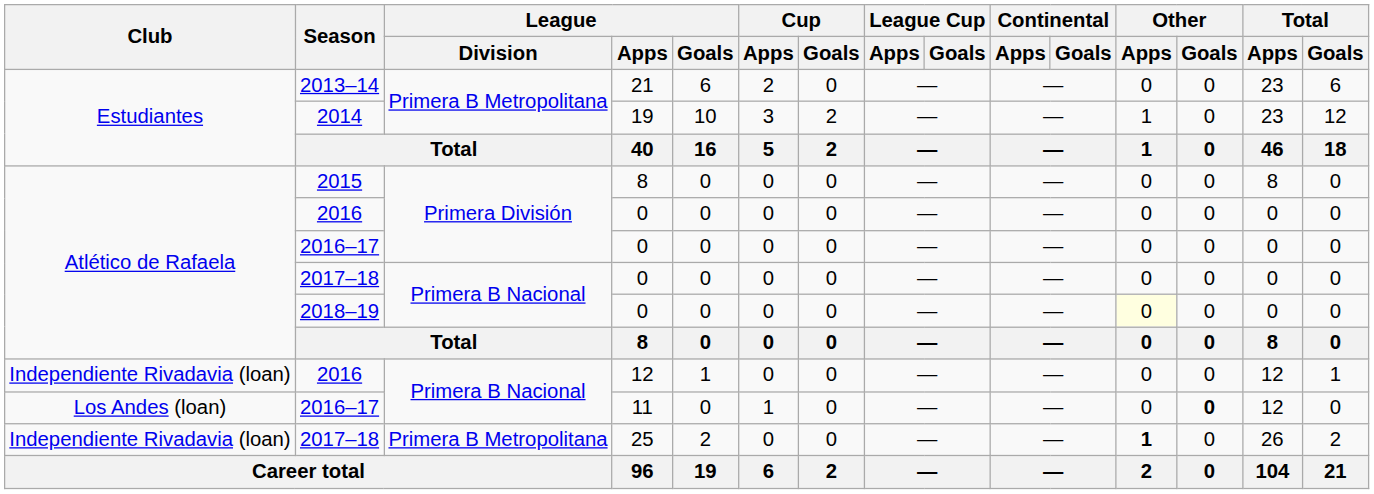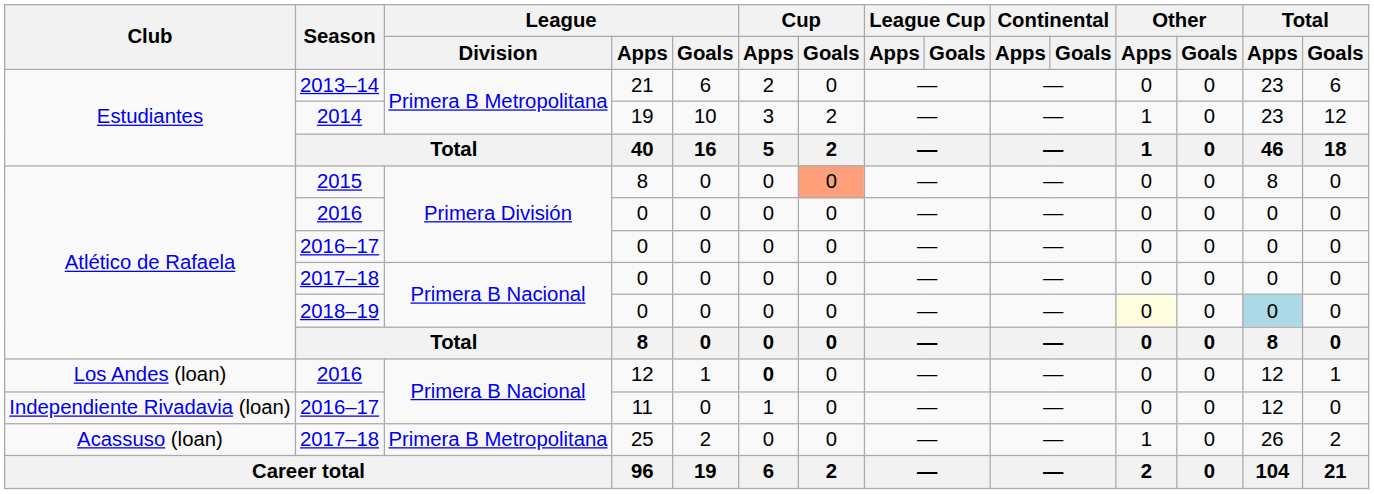(831, 181) no background -> (831, 181) lightsalmon background
(1272, 310) no background -> (1272, 310) lightblue background
(150, 375) Independiente Rivadavia (loan) -> (150, 375) Los Andes (loan)
(768, 375) normal -> (768, 375) bold
(150, 407) Los Andes (loan) -> (150, 407) Independiente Rivadavia (loan)
(1209, 407) bold -> (1209, 407) normal
(150, 439) Independiente Rivadavia (loan) -> (150, 439) Acassuso (loan)
(1146, 439) bold -> (1146, 439) normal
